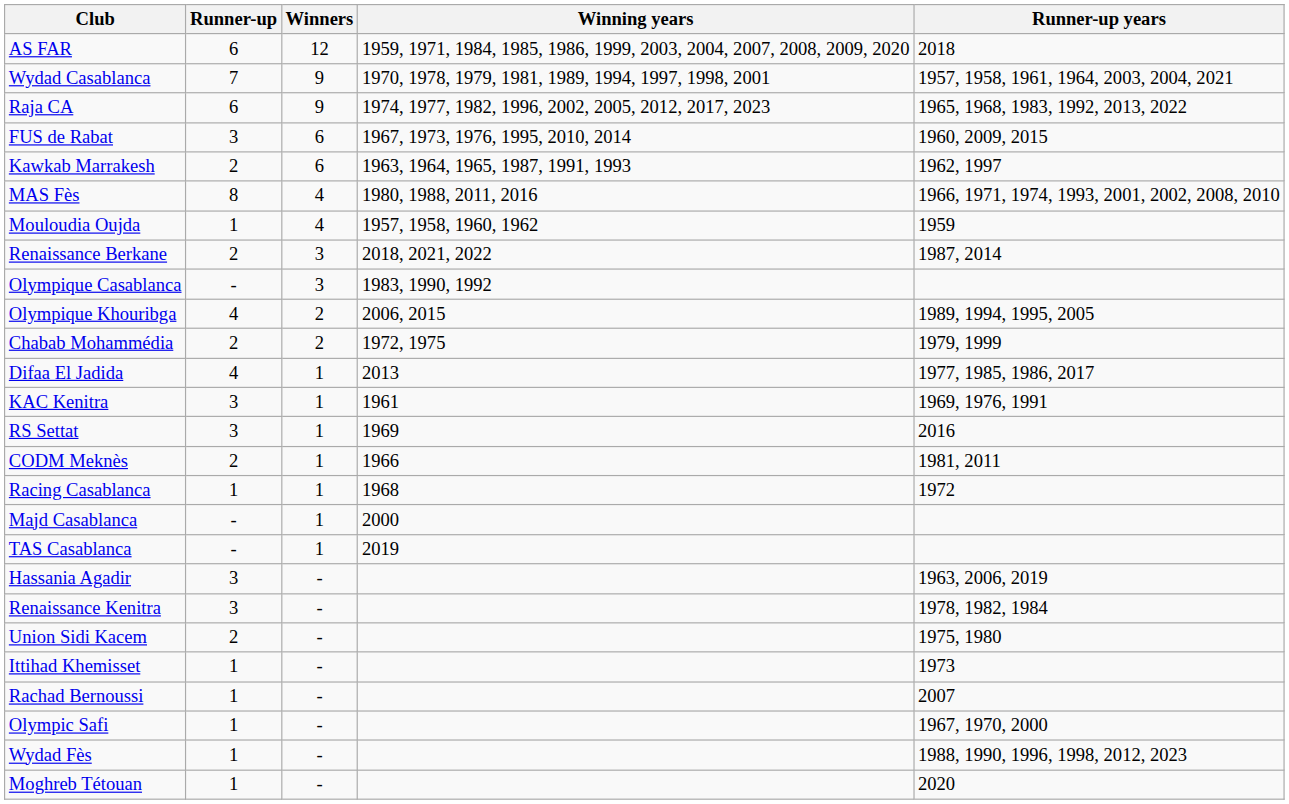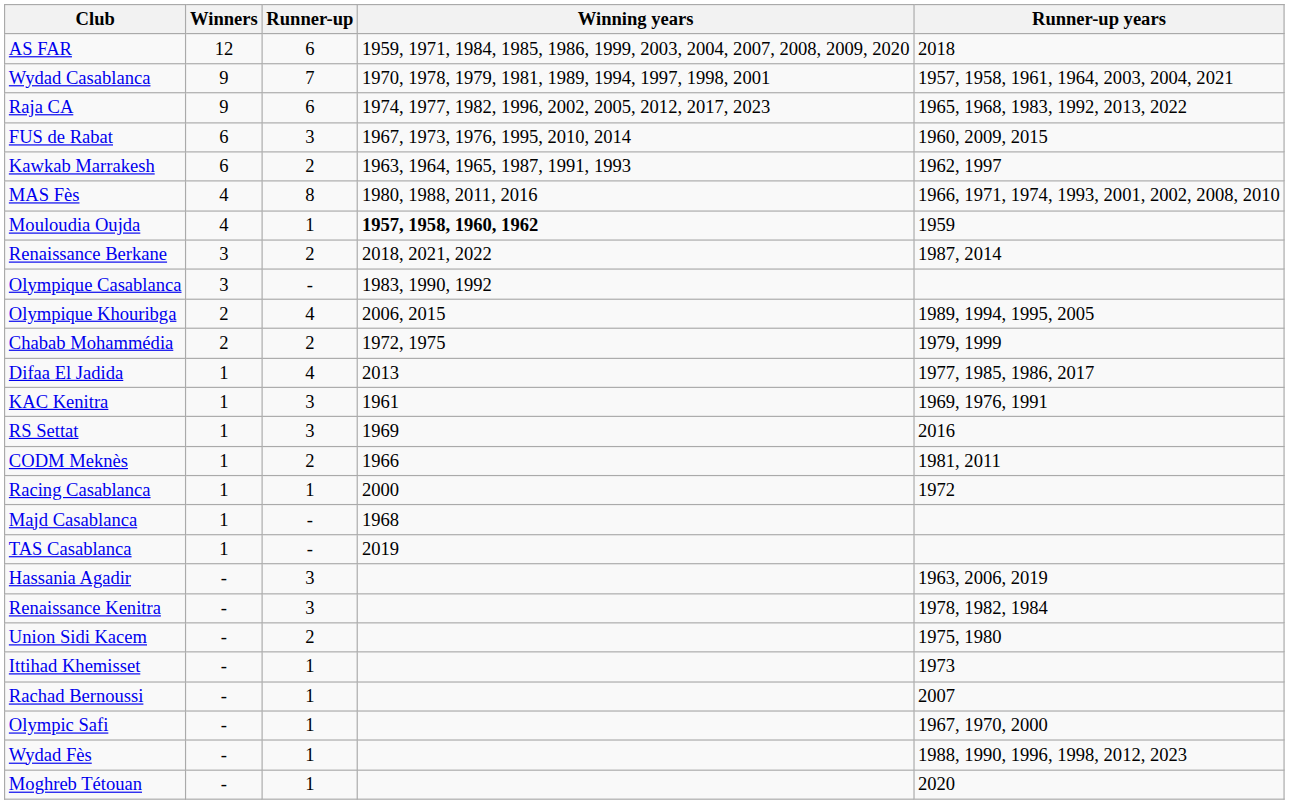columns swapped: (319, 19) <-> (234, 19)
(450, 225) normal -> (450, 225) bold
(380, 490) 1968 -> (380, 490) 2000
(380, 519) 2000 -> (380, 519) 1968
